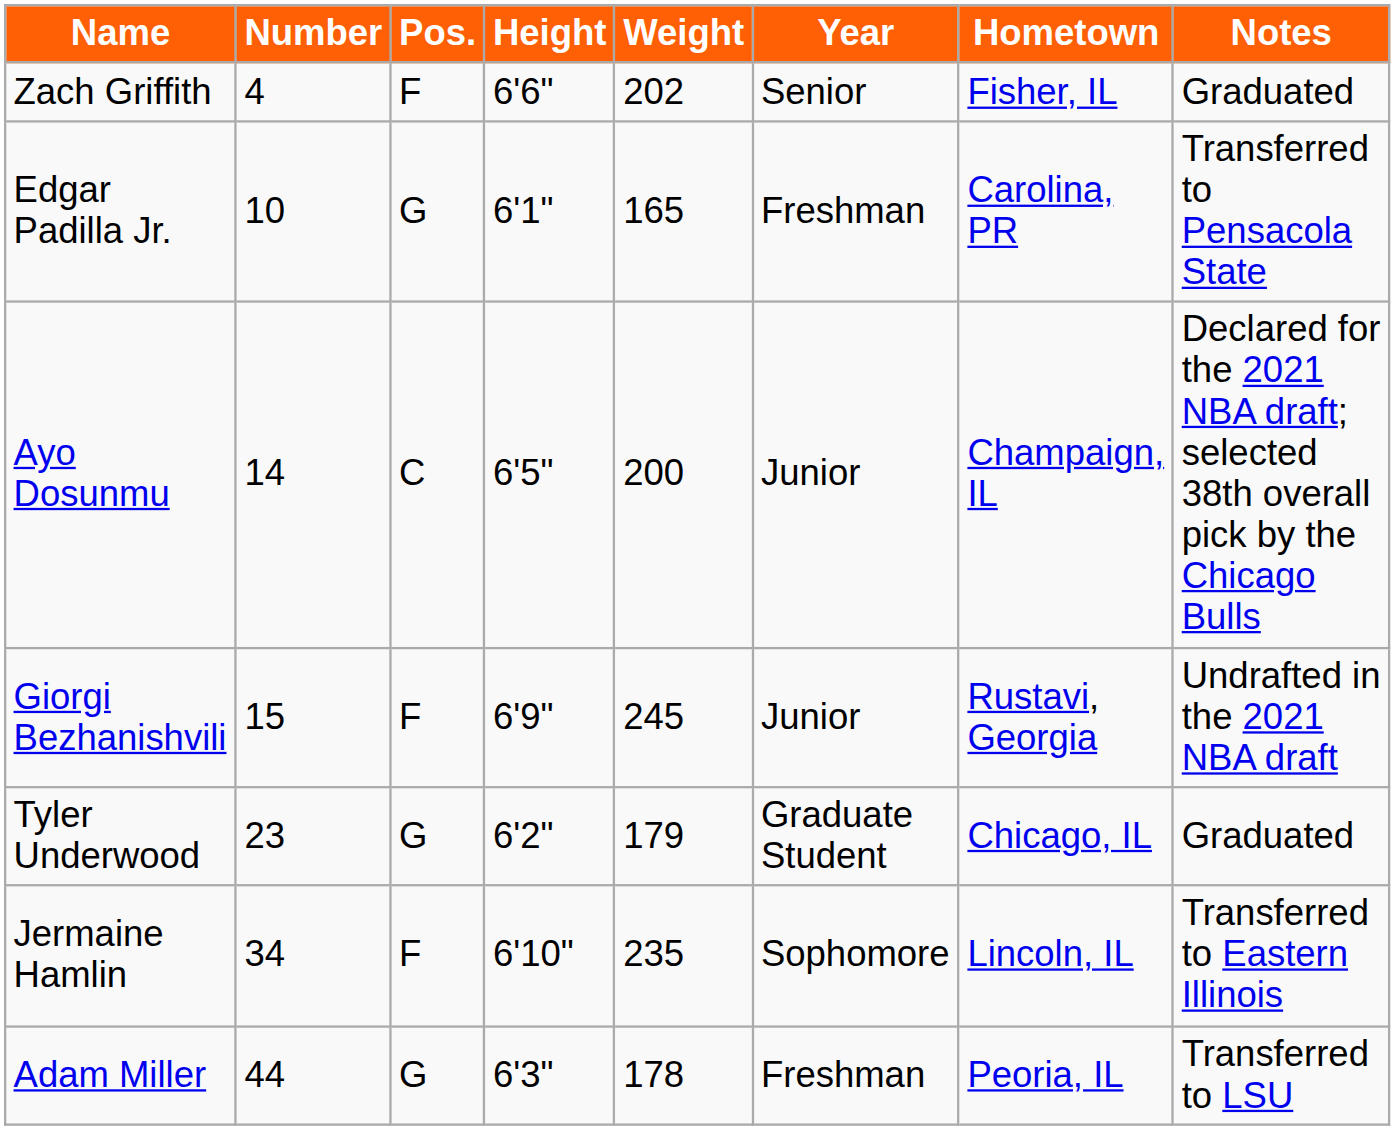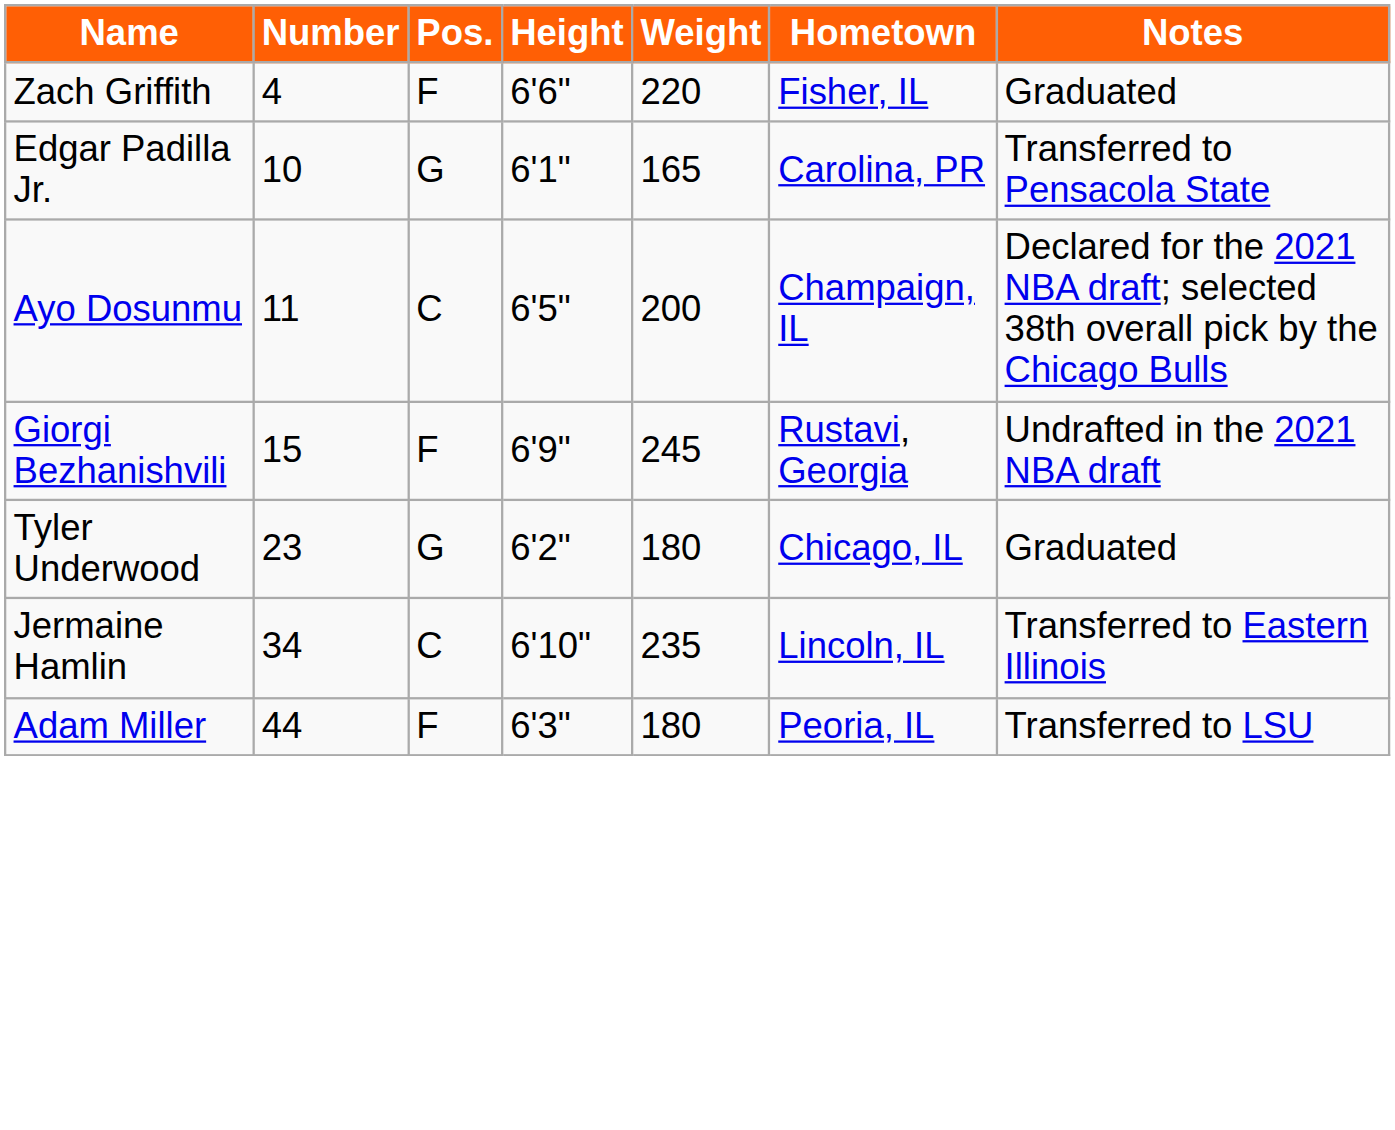- column: (856, 33)
(654, 91) 202 -> (671, 91) 220
(265, 473) 14 -> (281, 309) 11
(654, 835) 179 -> (671, 548) 180
(410, 955) F -> (430, 647) C
(413, 1074) G -> (427, 725) F
(654, 1074) 178 -> (671, 725) 180
